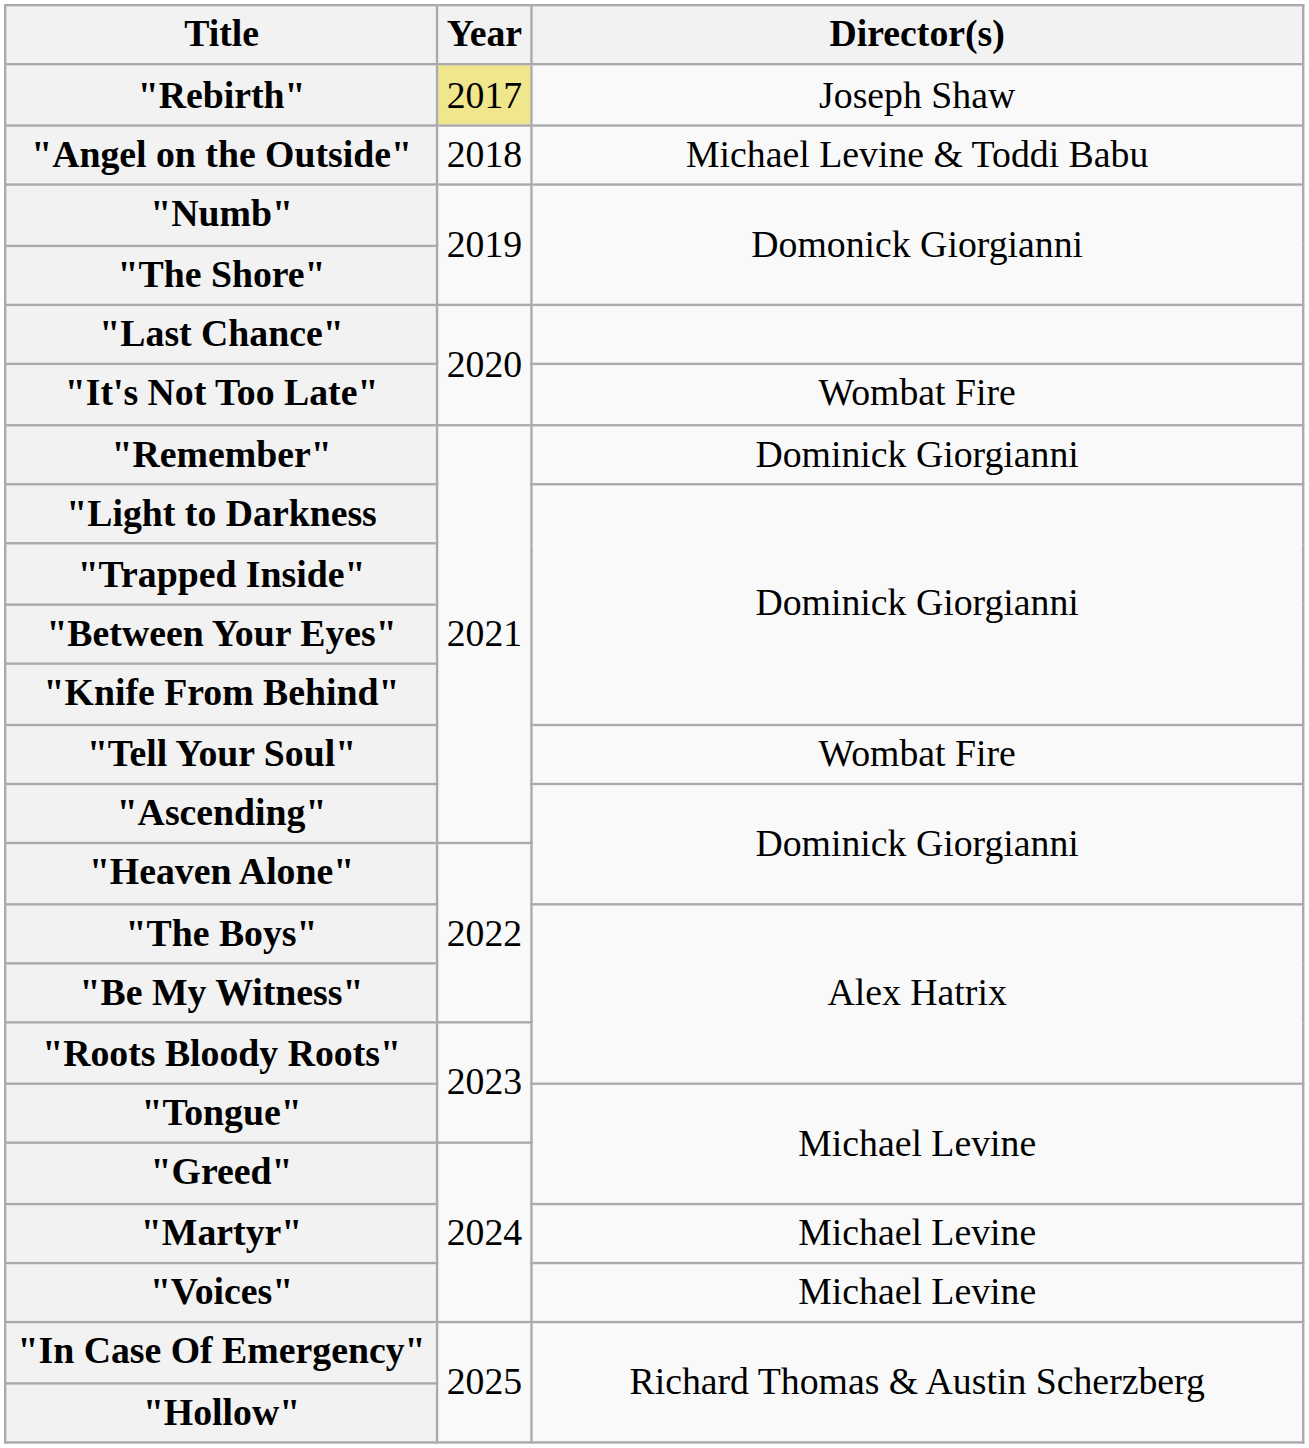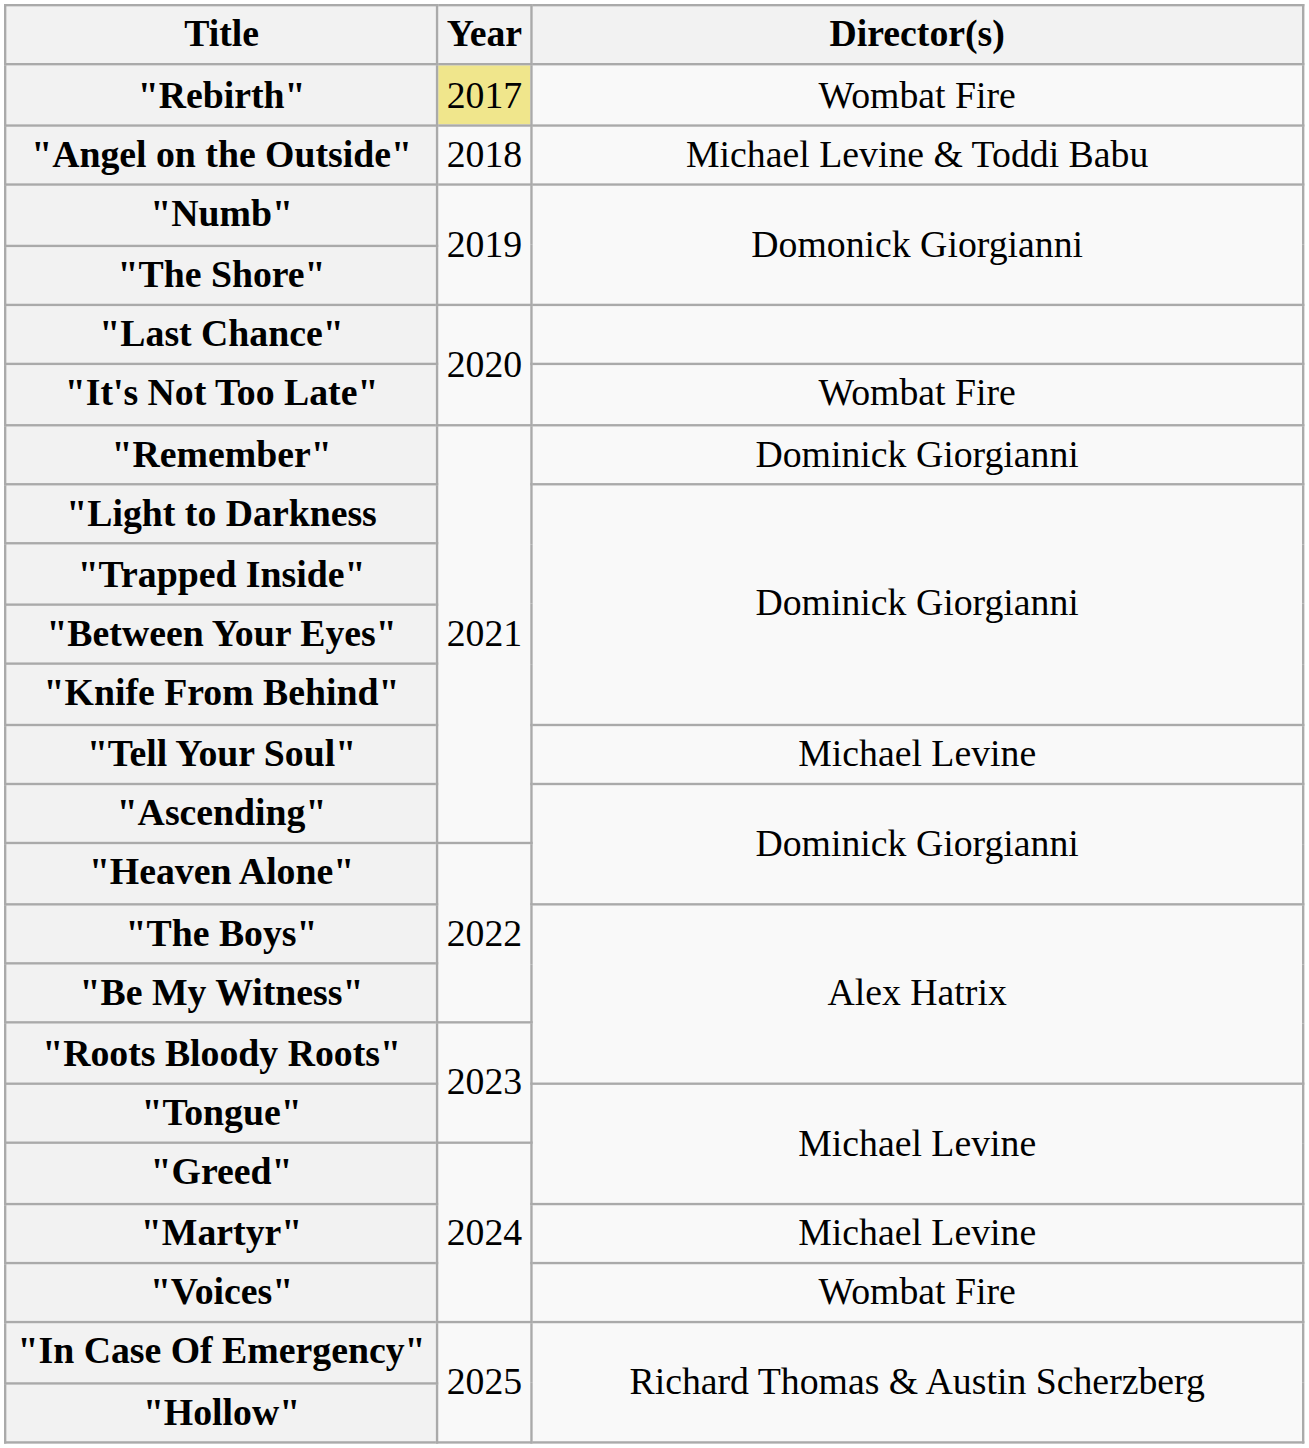(917, 94) Joseph Shaw -> (917, 94) Wombat Fire
(917, 753) Wombat Fire -> (917, 753) Michael Levine
(917, 1292) Michael Levine -> (917, 1292) Wombat Fire
